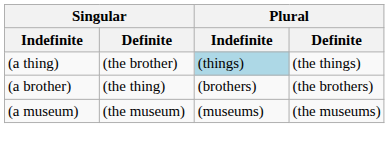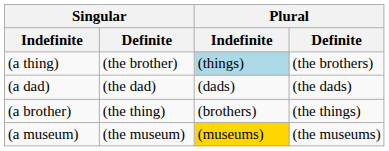(327, 63) (the things) -> (333, 63) (the brothers)
+ row: (29, 87)
(333, 87) (the brothers) -> (327, 110) (the things)
(231, 110) no background -> (231, 134) gold background
